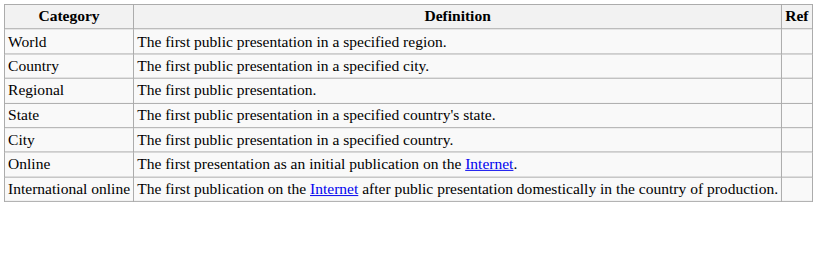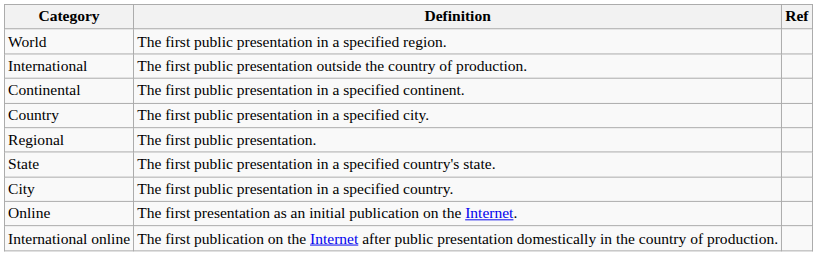+ row: (48, 66)
+ row: (44, 90)
